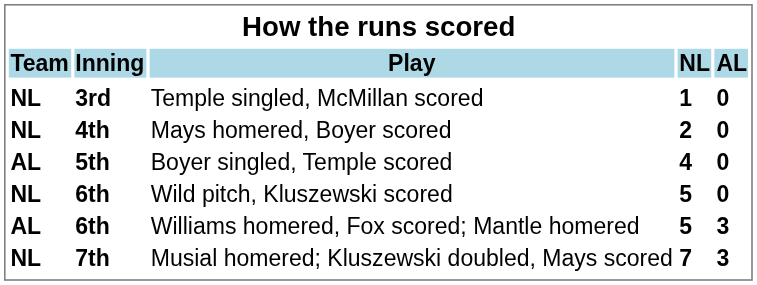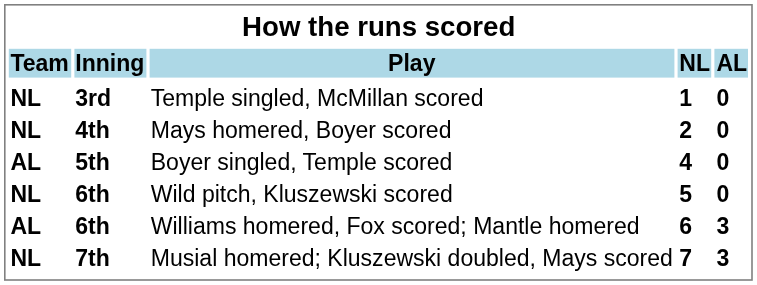(686, 226) 5 -> (686, 226) 6
